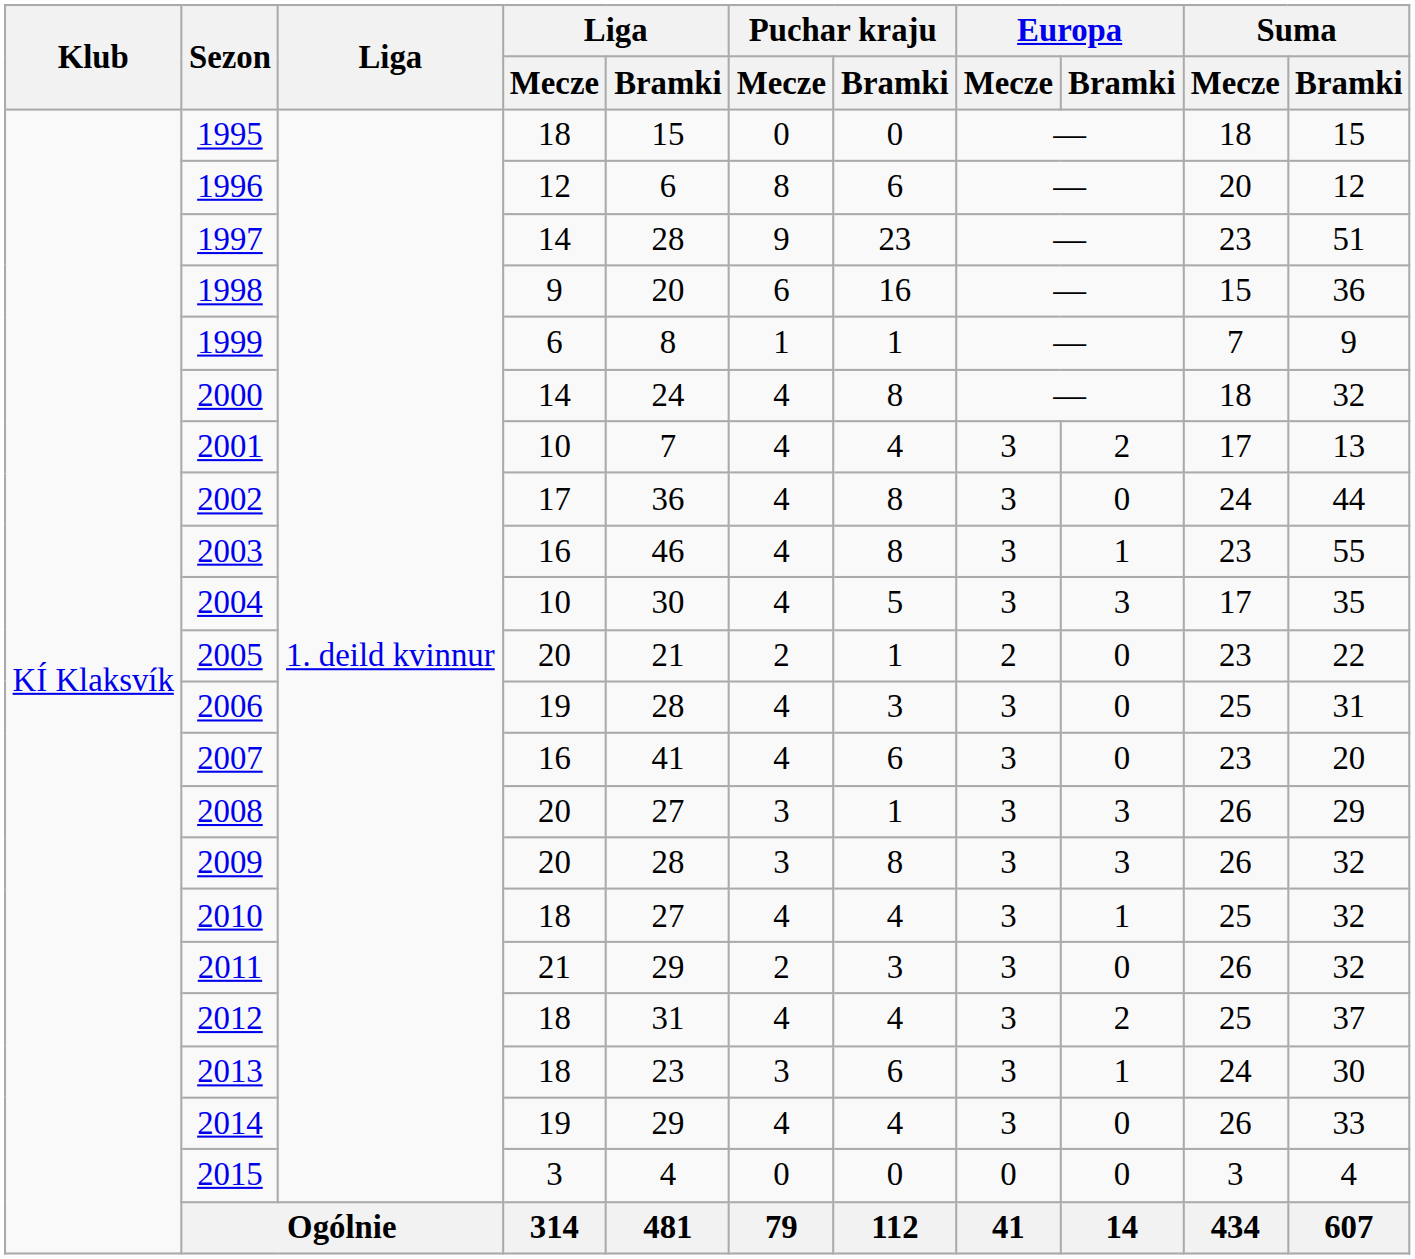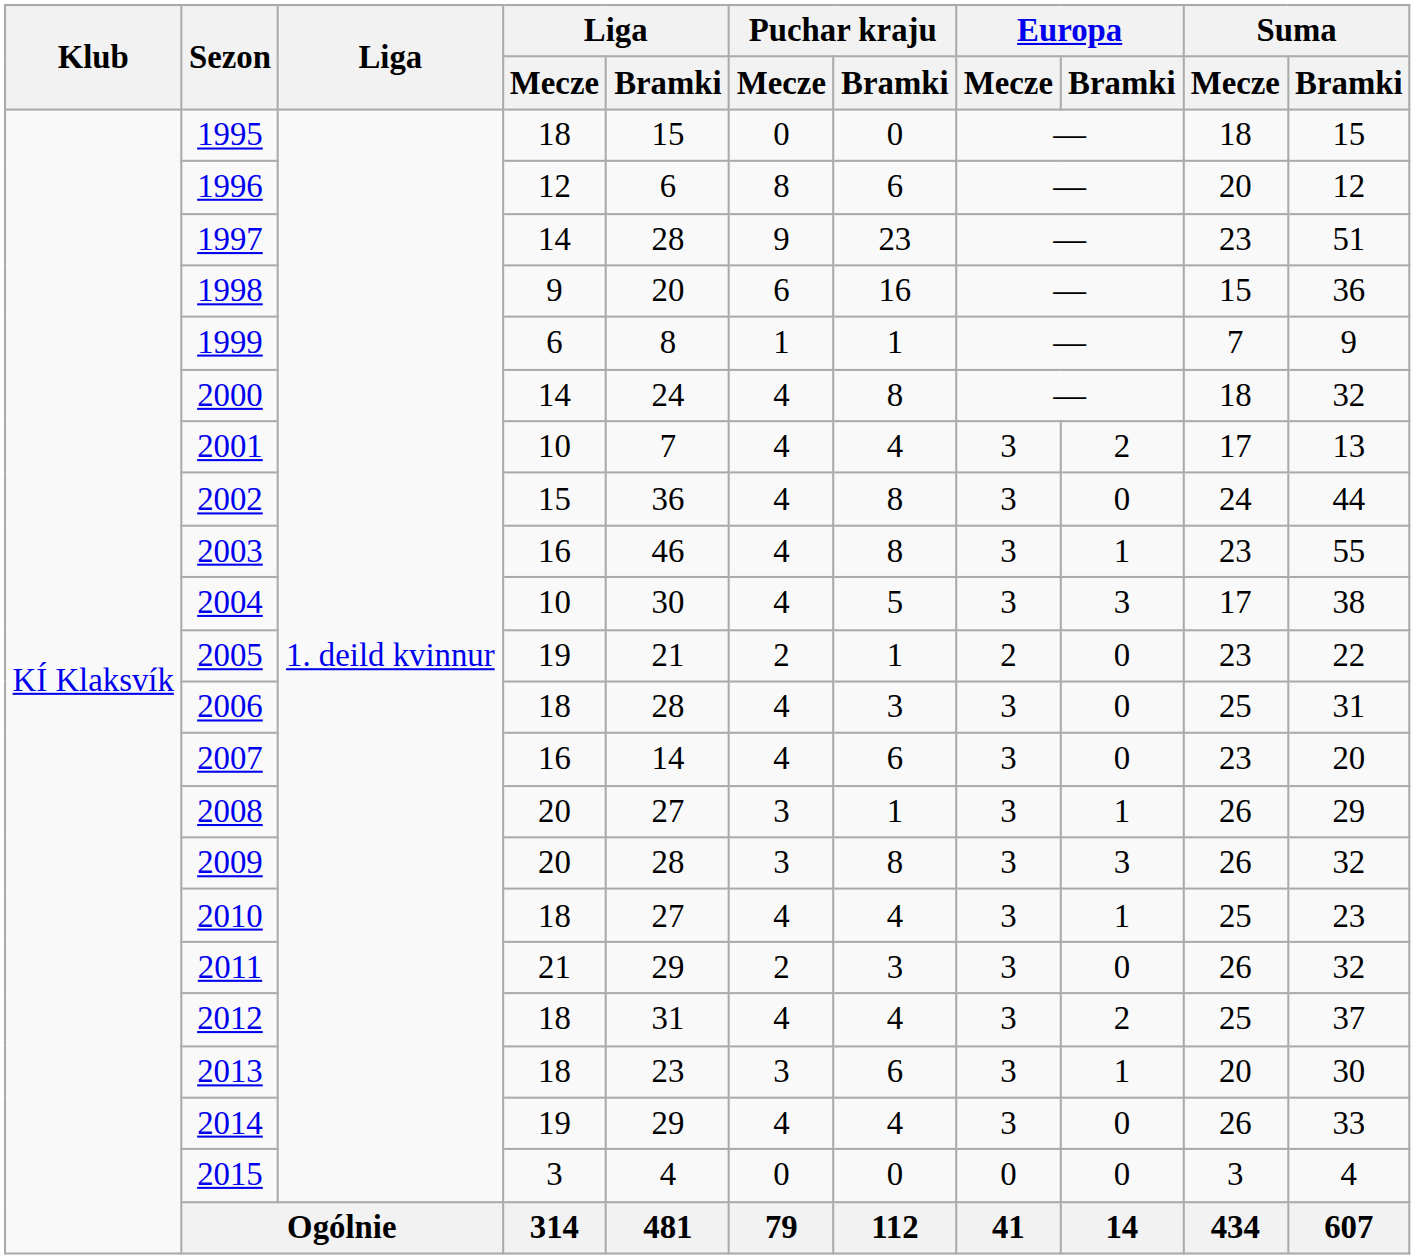(554, 498) 17 -> (554, 498) 15
(1349, 602) 35 -> (1349, 602) 38
(554, 654) 20 -> (554, 654) 19
(554, 706) 19 -> (554, 706) 18
(668, 758) 41 -> (668, 758) 14
(1122, 810) 3 -> (1122, 810) 1
(1349, 914) 32 -> (1349, 914) 23
(1235, 1070) 24 -> (1235, 1070) 20
